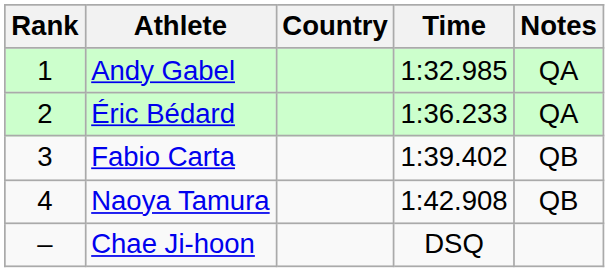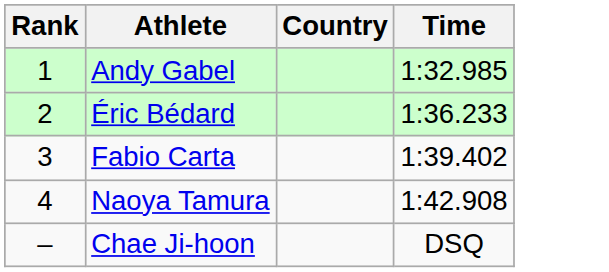- column: (559, 26)
